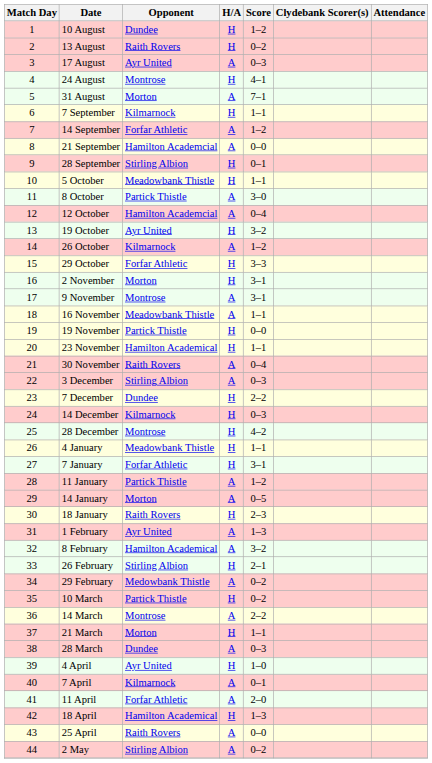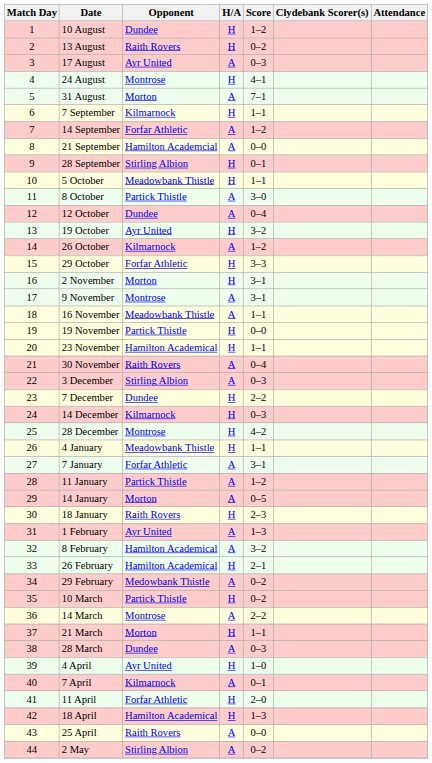(171, 213) Hamilton Academcial -> (141, 213) Dundee
(232, 465) H -> (232, 465) A
(157, 565) Stirling Albion -> (171, 565) Hamilton Academical
(232, 699) A -> (232, 699) H
